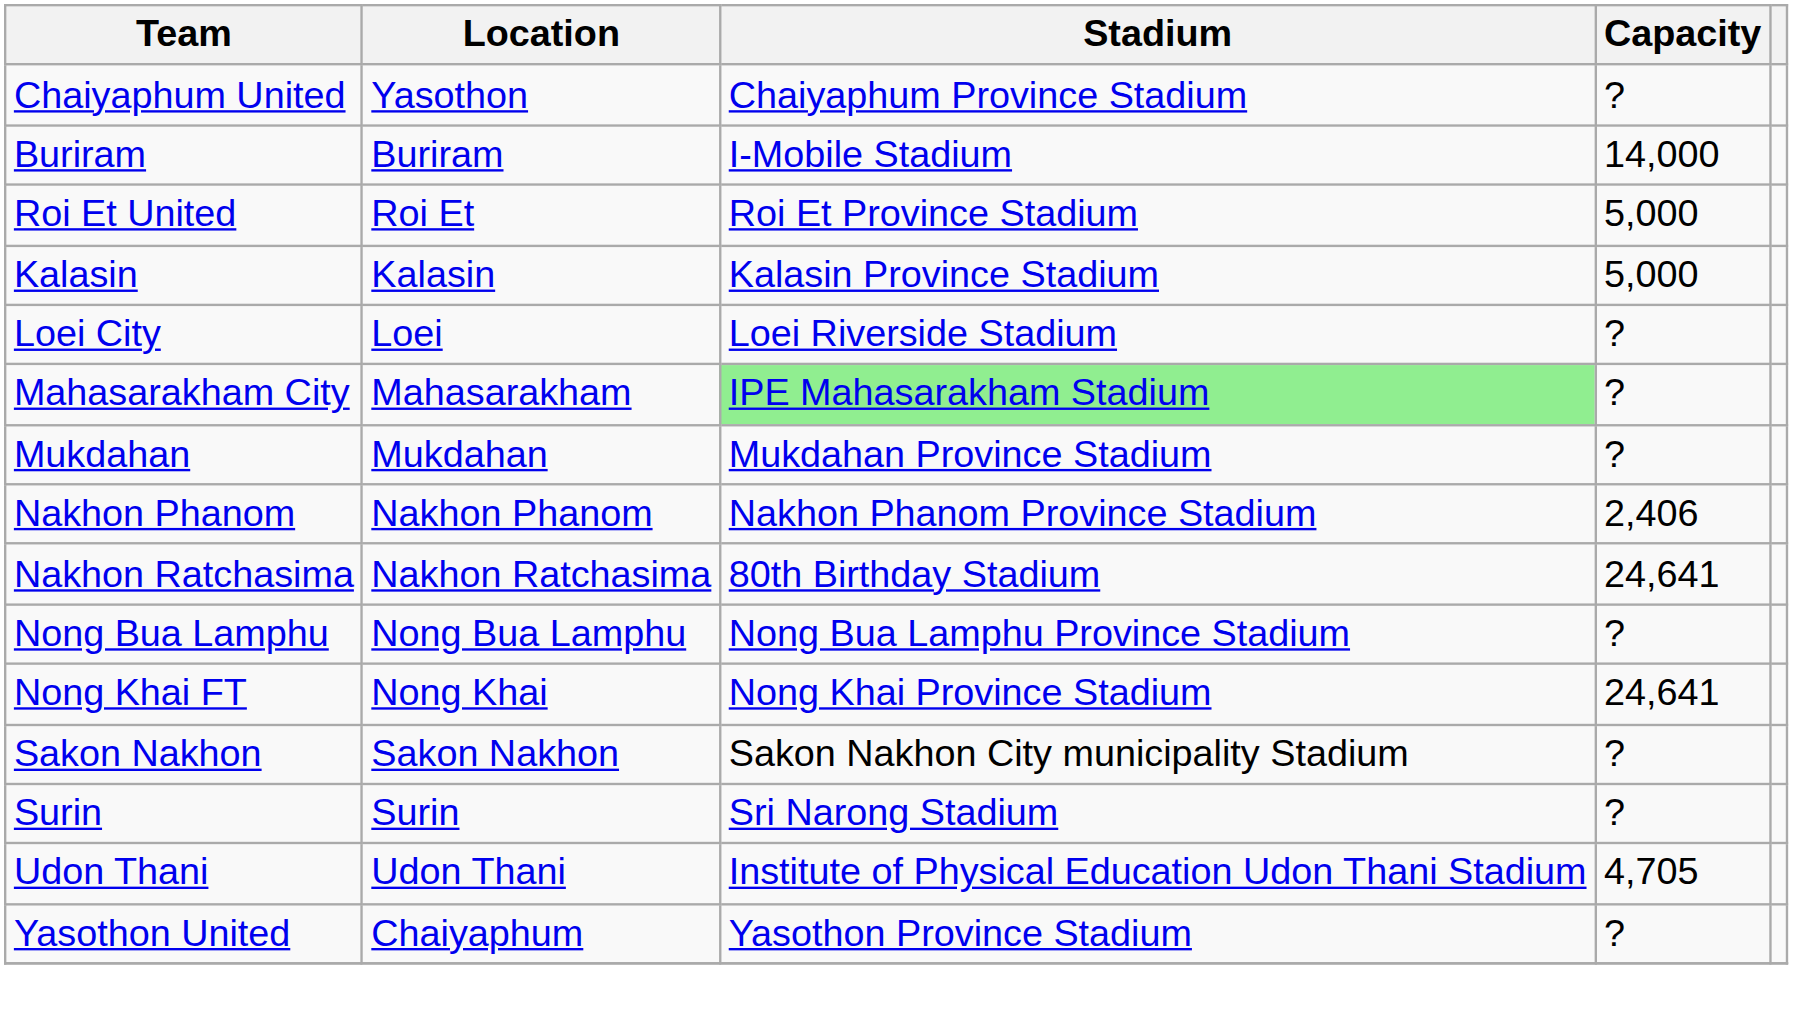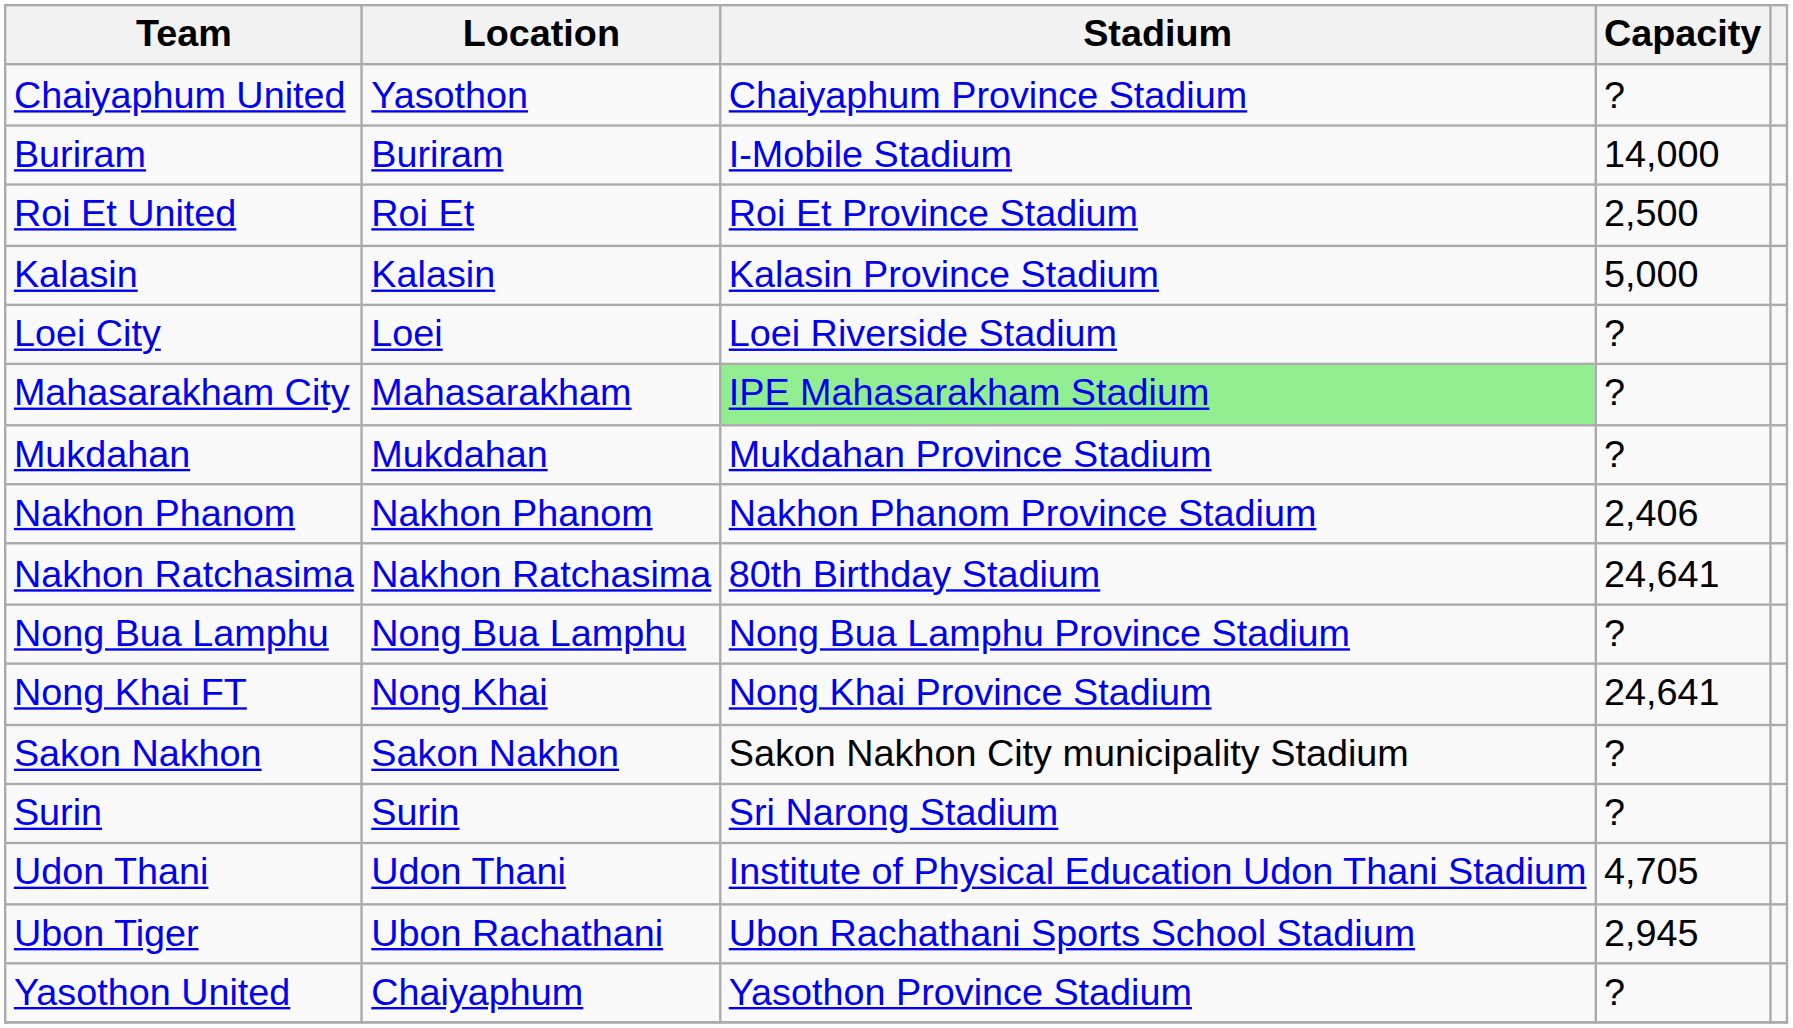(1651, 214) 5,000 -> (1651, 214) 2,500
+ row: (106, 932)
